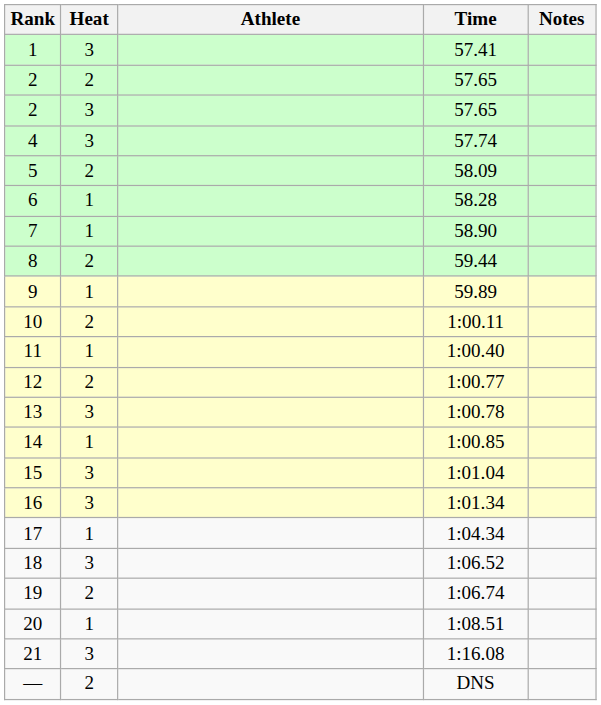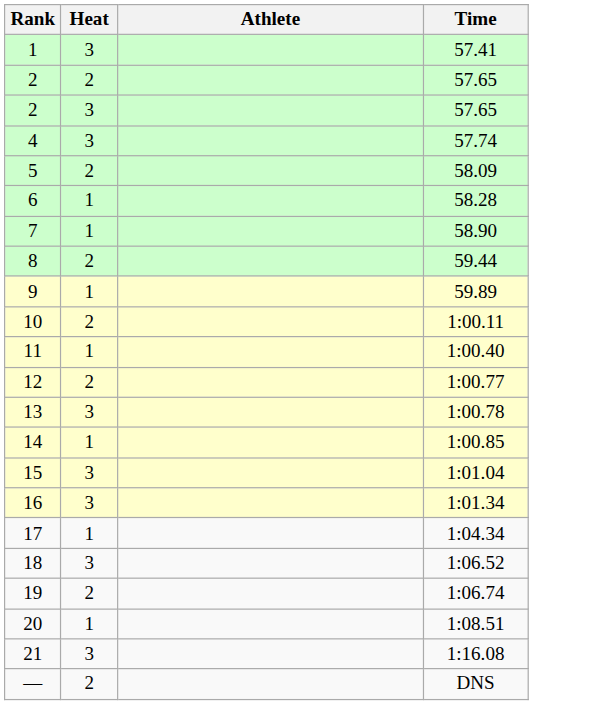- column: (562, 19)
